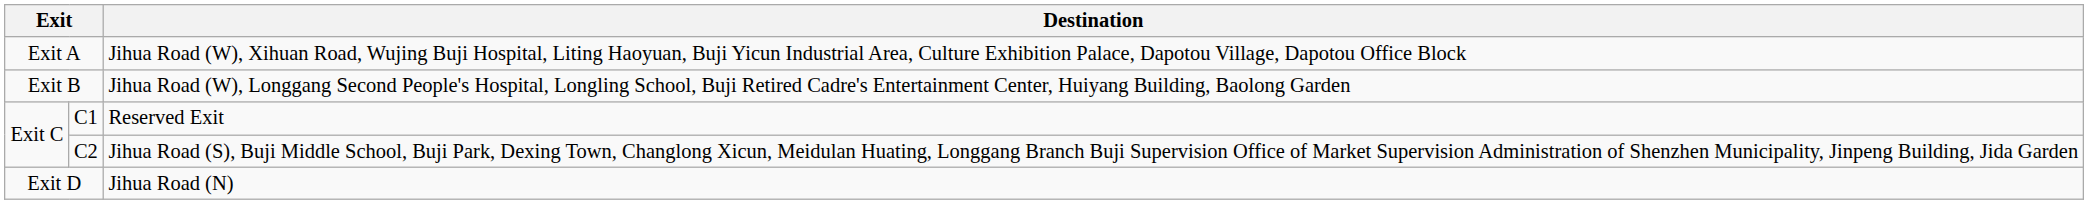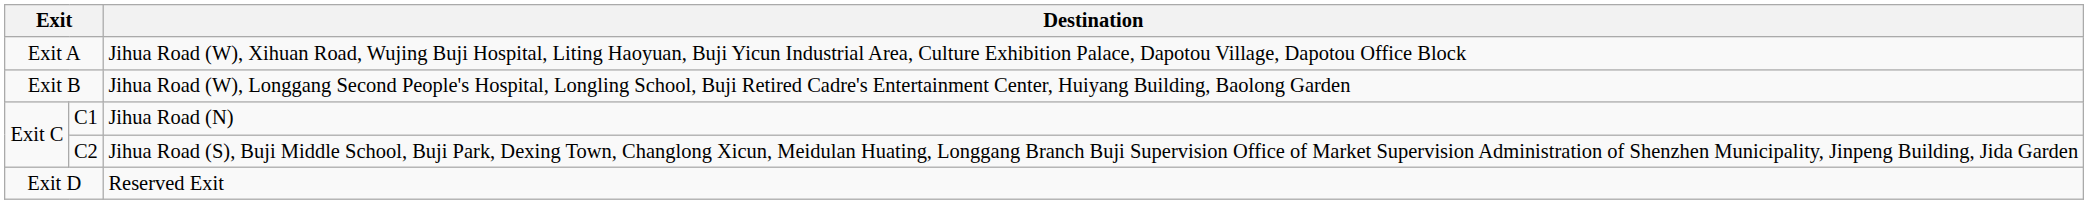(166, 118) Reserved Exit -> (171, 118) Jihua Road (N)
(171, 183) Jihua Road (N) -> (166, 183) Reserved Exit
